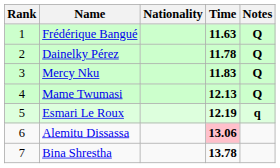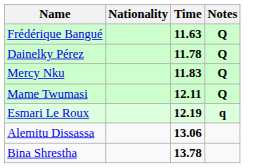- column: (22, 14)
(223, 93) 12.13 -> (188, 93) 12.11
(223, 133) pink background -> (188, 133) no background
